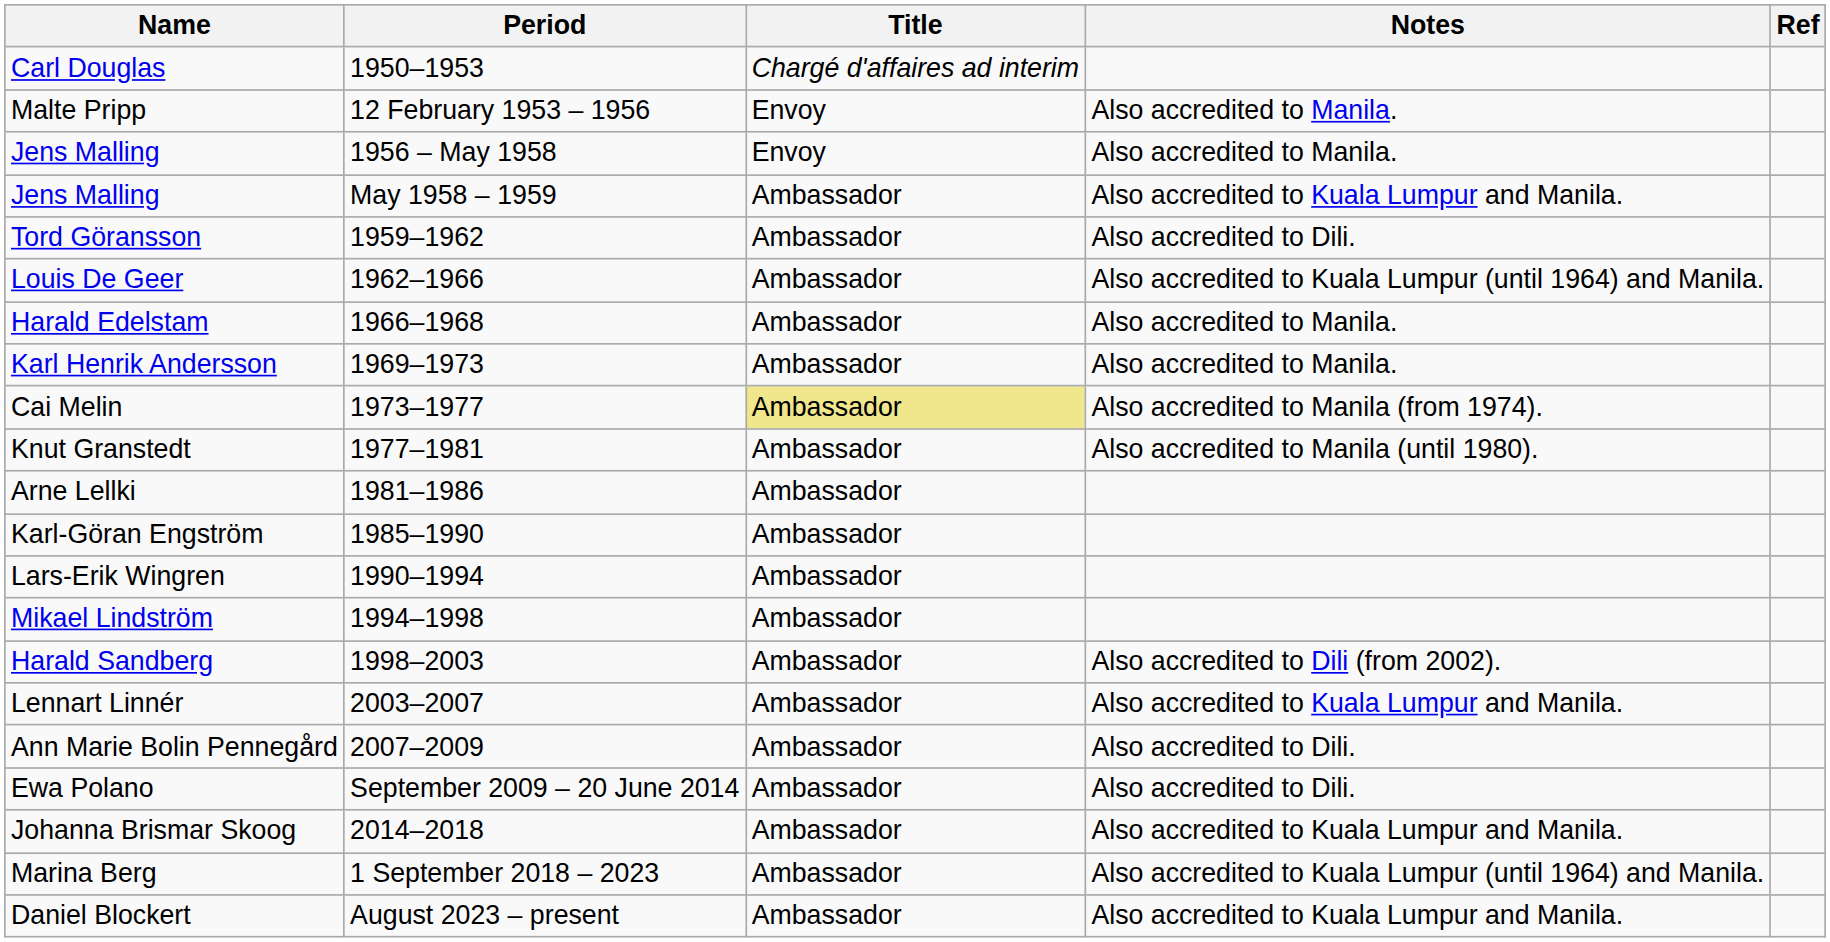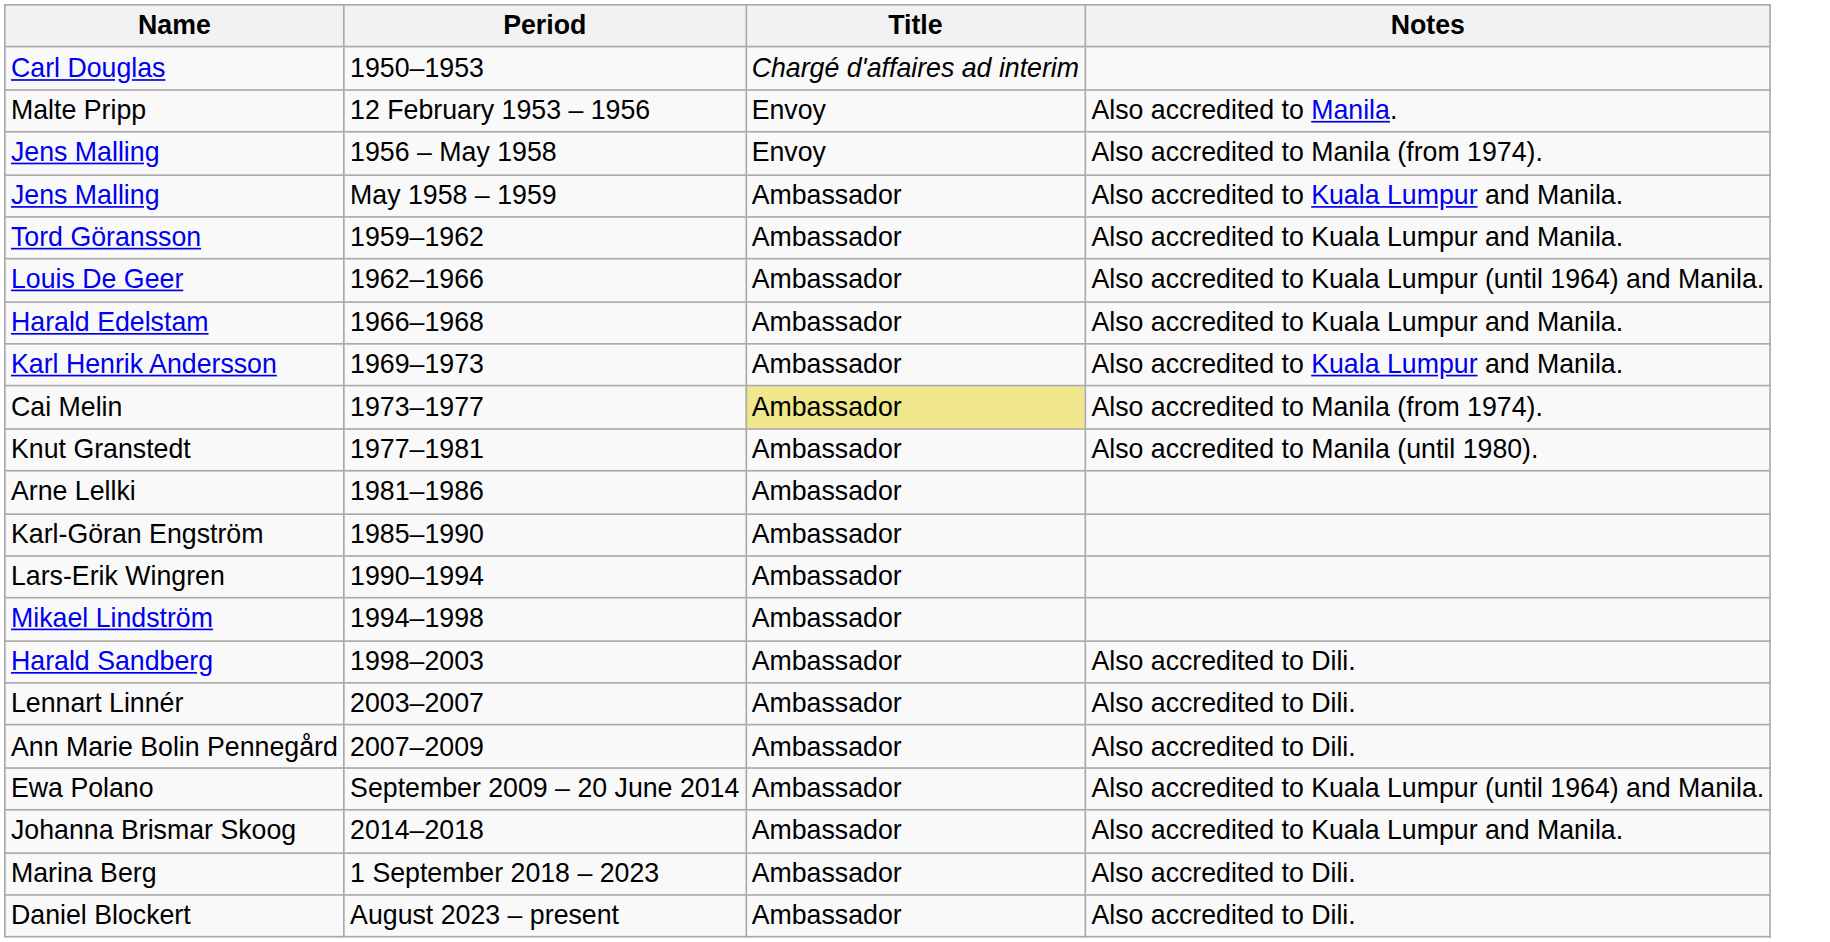- column: (1798, 25)
(1244, 152) Also accredited to Manila. -> (1317, 152) Also accredited to Manila (from 1974).
(1224, 237) Also accredited to Dili. -> (1357, 237) Also accredited to Kuala Lumpur and Manila.
(1244, 322) Also accredited to Manila. -> (1357, 322) Also accredited to Kuala Lumpur and Manila.
(1244, 364) Also accredited to Manila. -> (1357, 364) Also accredited to Kuala Lumpur and Manila.
(1296, 661) Also accredited to Dili (from 2002). -> (1224, 661) Also accredited to Dili.
(1357, 703) Also accredited to Kuala Lumpur and Manila. -> (1224, 703) Also accredited to Dili.
(1224, 788) Also accredited to Dili. -> (1428, 788) Also accredited to Kuala Lumpur (until 1964) and Manila.
(1428, 873) Also accredited to Kuala Lumpur (until 1964) and Manila. -> (1224, 873) Also accredited to Dili.
(1357, 915) Also accredited to Kuala Lumpur and Manila. -> (1224, 915) Also accredited to Dili.
